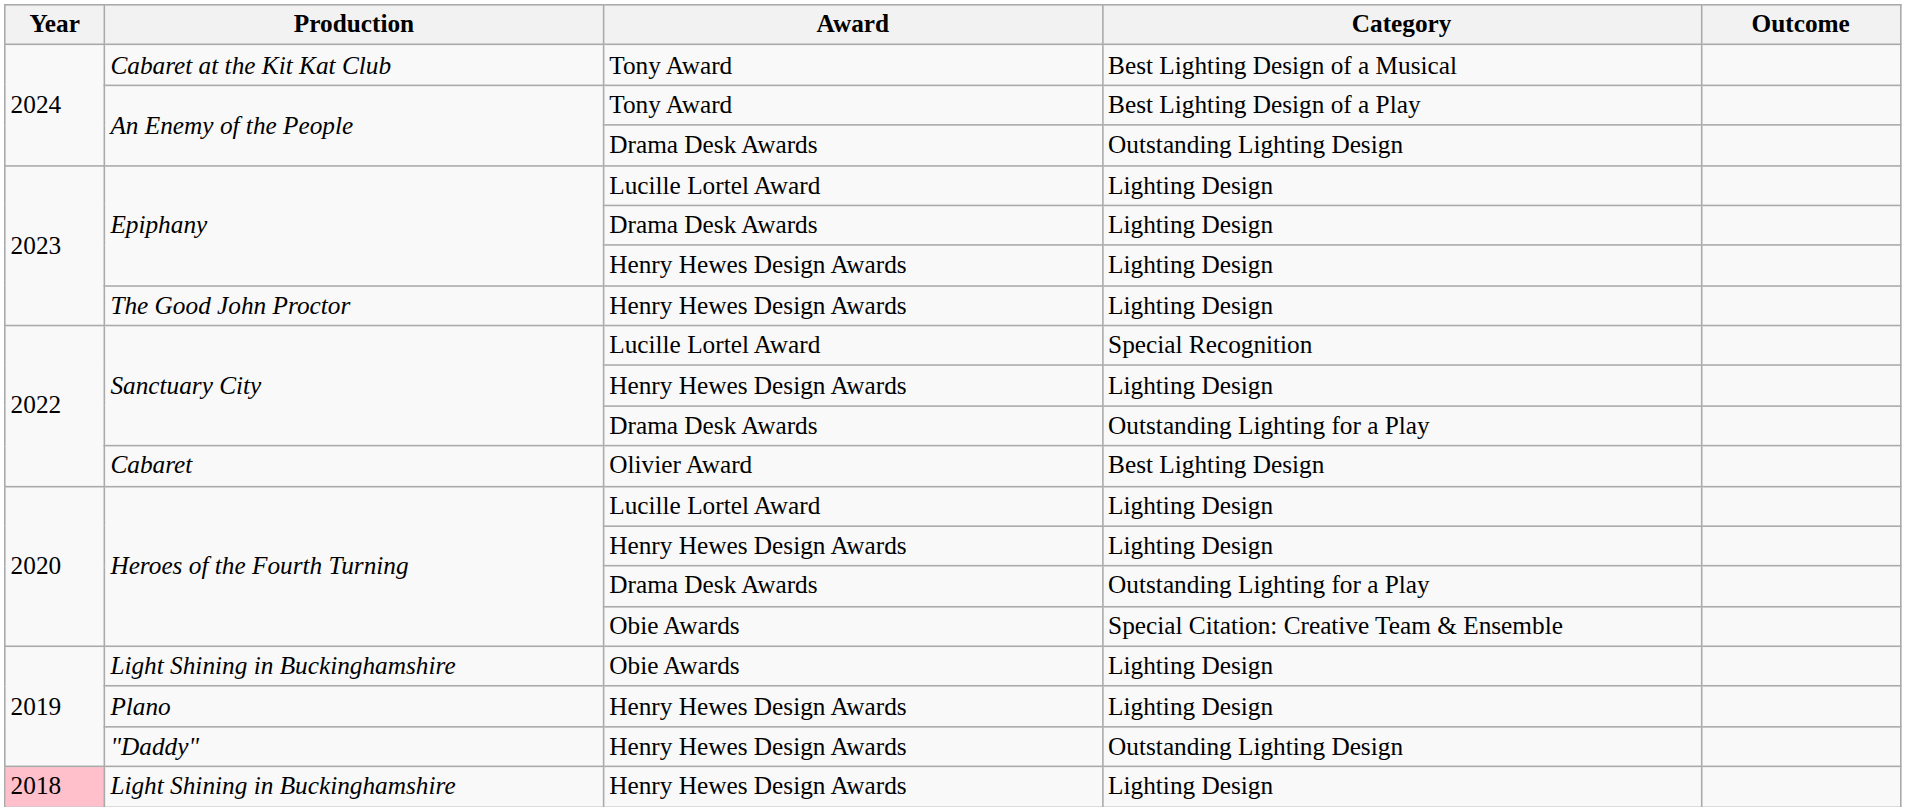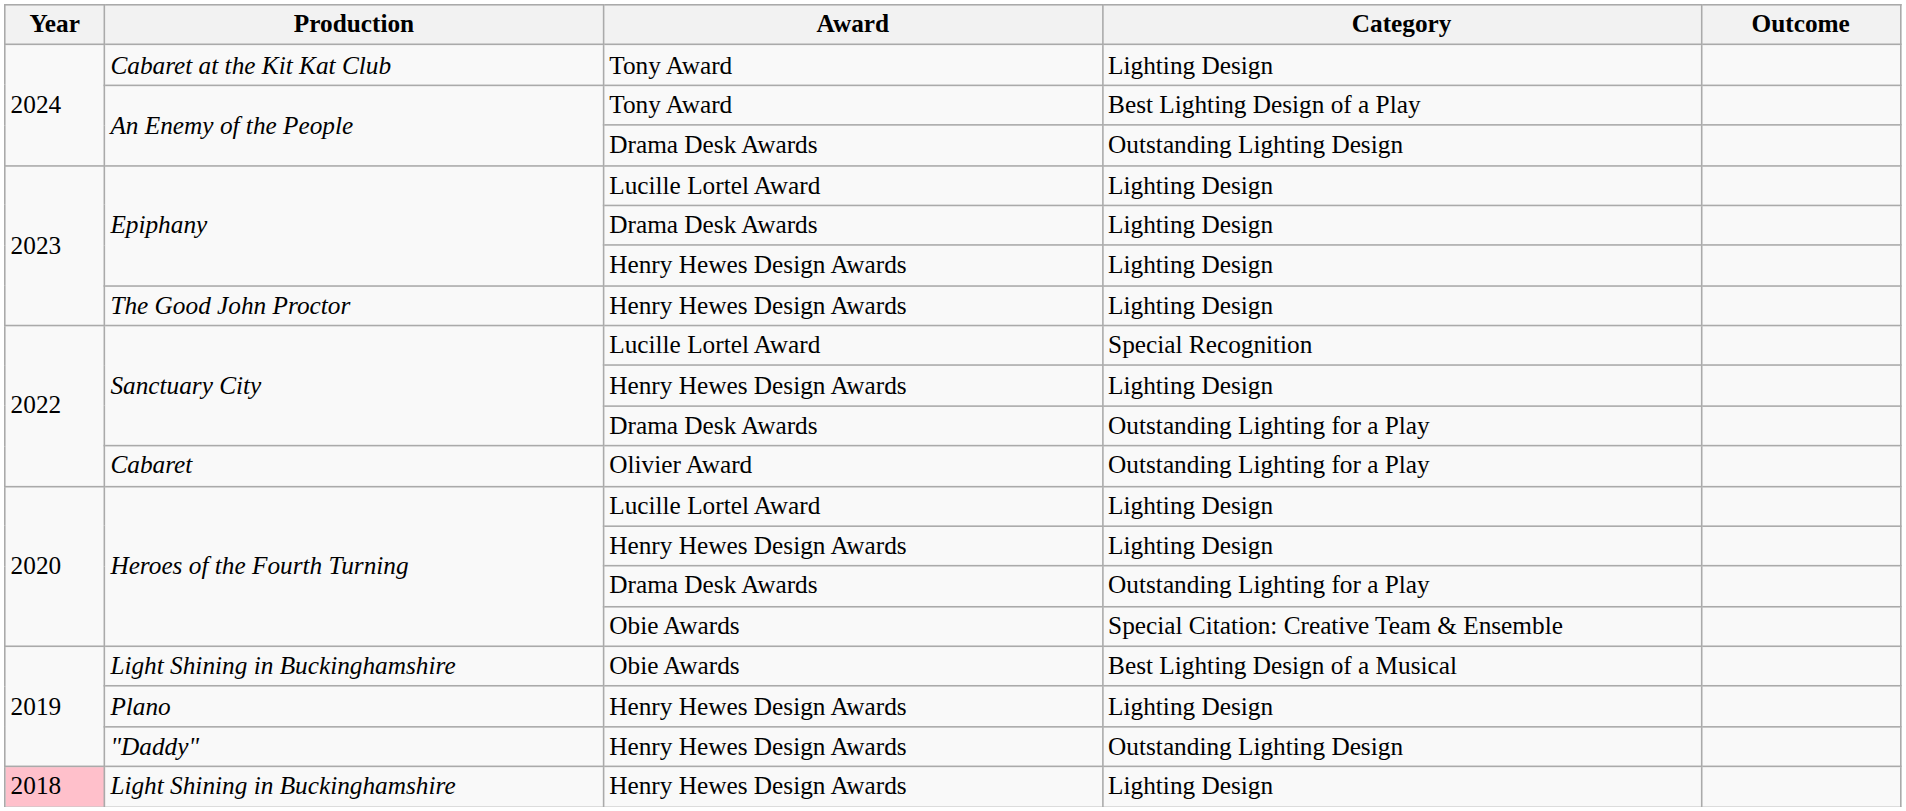(1283, 64) Best Lighting Design of a Musical -> (1191, 64) Lighting Design
(1216, 465) Best Lighting Design -> (1269, 465) Outstanding Lighting for a Play
(1191, 666) Lighting Design -> (1283, 666) Best Lighting Design of a Musical
